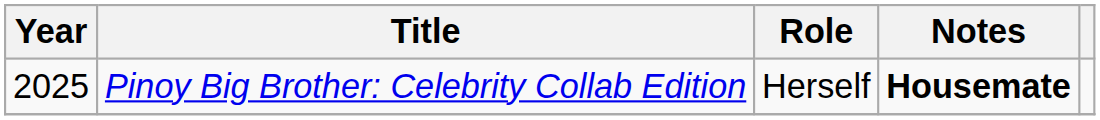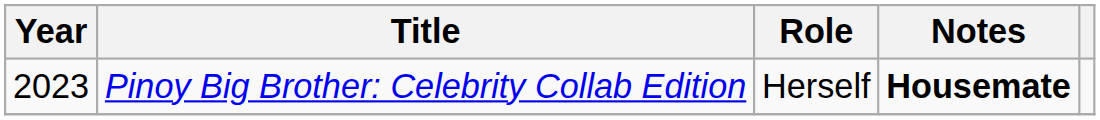(51, 85) 2025 -> (51, 85) 2023
